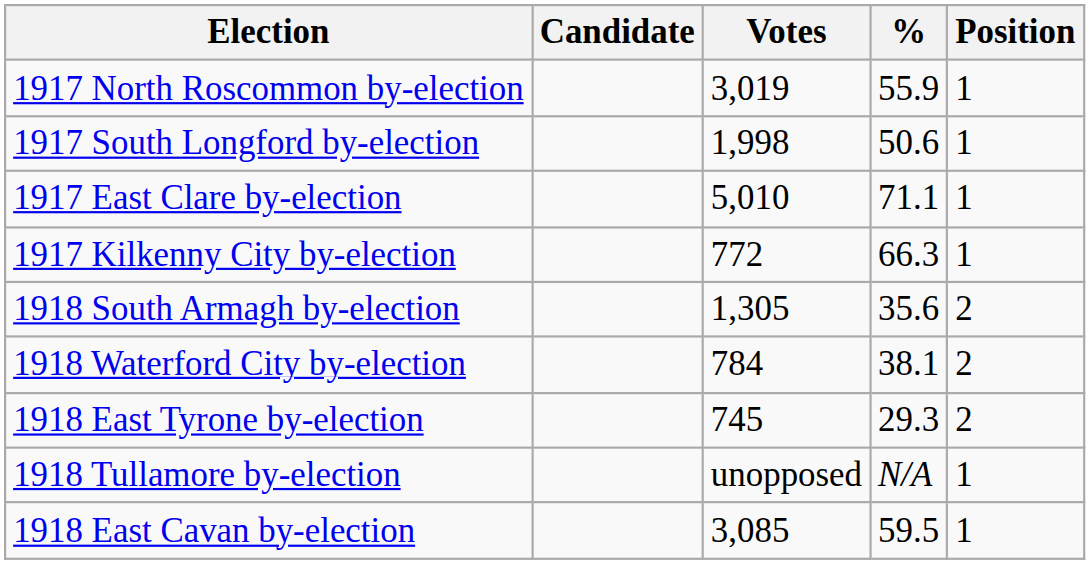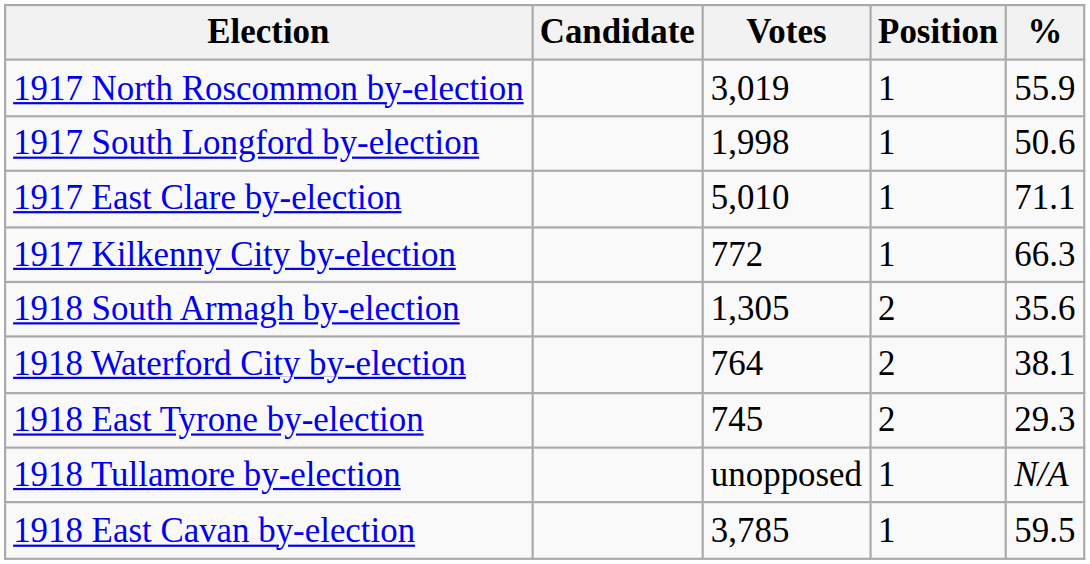columns swapped: (909, 32) <-> (1015, 32)
(737, 364) 784 -> (737, 364) 764
(750, 530) 3,085 -> (750, 530) 3,785
